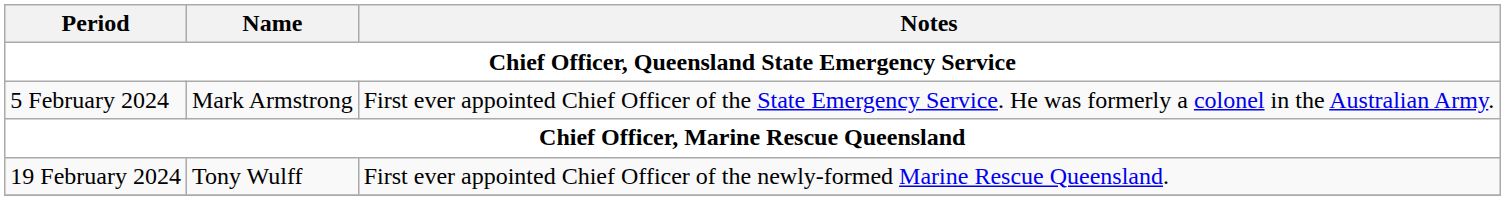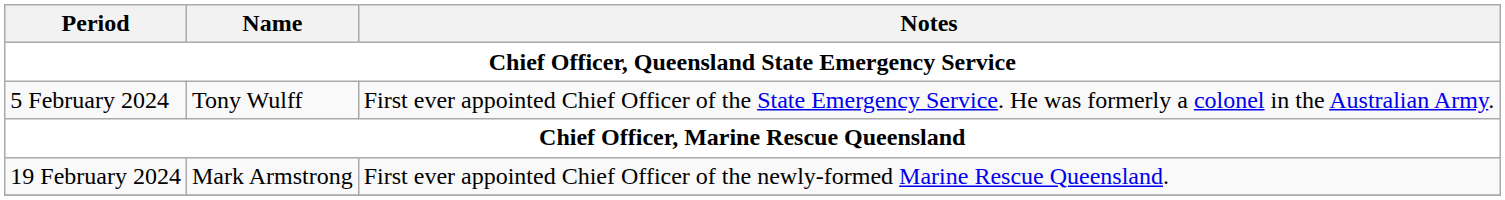(272, 99) Mark Armstrong -> (247, 99) Tony Wulff
(247, 175) Tony Wulff -> (272, 175) Mark Armstrong
